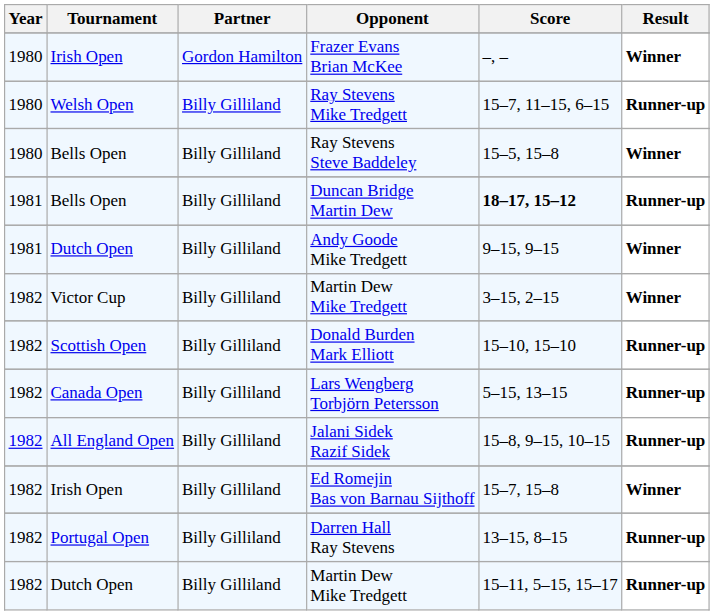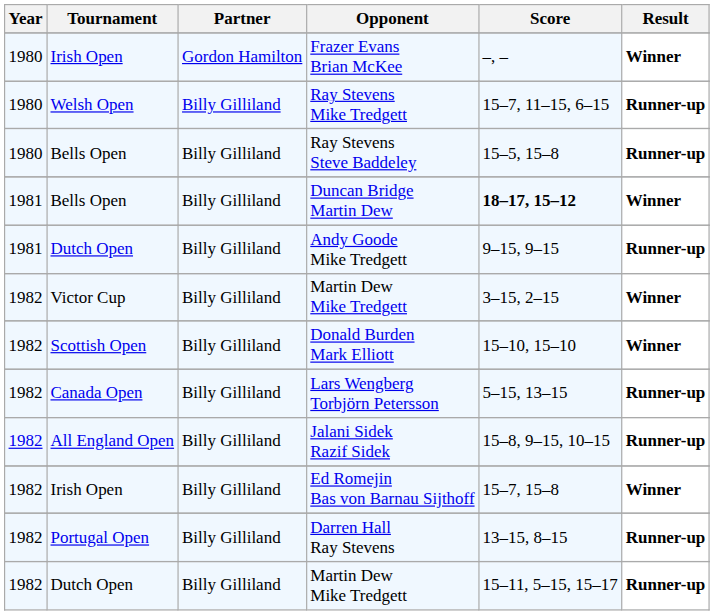(653, 153) Winner -> (666, 153) Runner-up
(666, 201) Runner-up -> (653, 201) Winner
(653, 249) Winner -> (666, 249) Runner-up
(666, 345) Runner-up -> (653, 345) Winner
